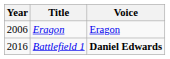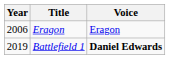(17, 46) 2016 -> (17, 46) 2019
